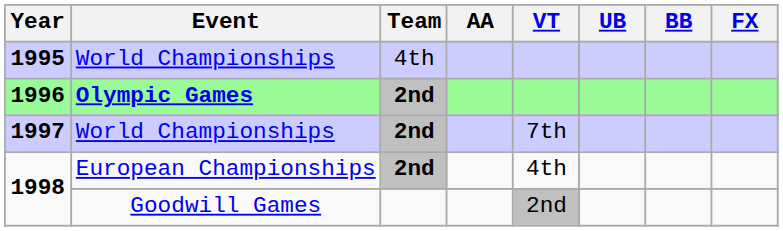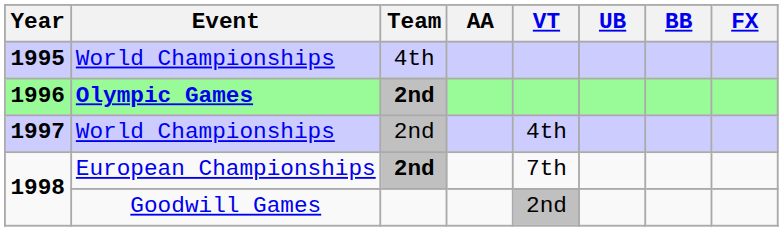(414, 134) bold -> (414, 134) normal
(546, 134) 7th -> (546, 134) 4th
(546, 170) 4th -> (546, 170) 7th
